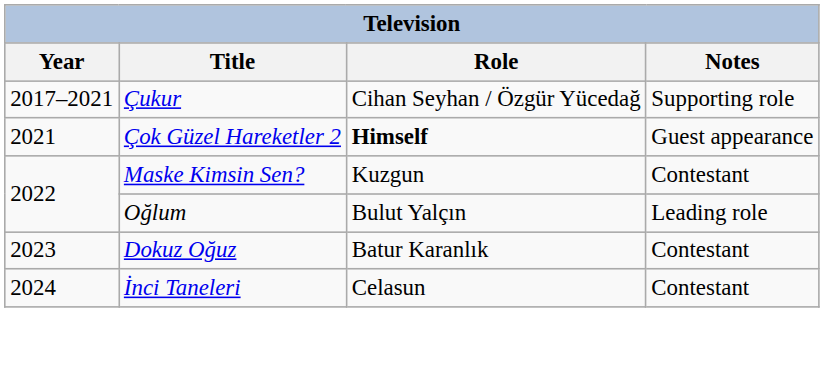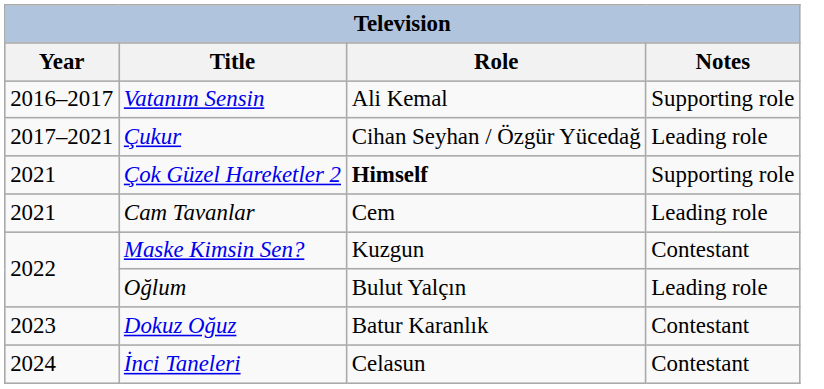+ row: (194, 99)
(723, 99) Supporting role -> (709, 137) Leading role
(732, 137) Guest appearance -> (723, 174) Supporting role
+ row: (189, 212)
